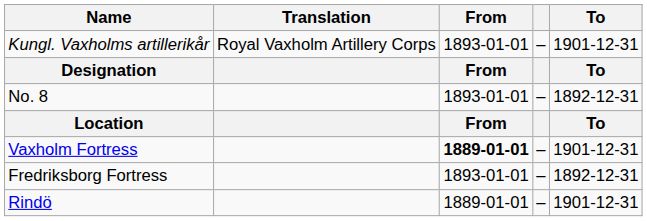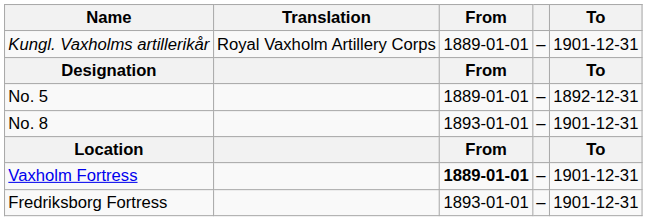(486, 44) 1893-01-01 -> (486, 44) 1889-01-01
+ row: (28, 96)
(596, 96) 1892-12-31 -> (596, 123) 1901-12-31
(596, 176) 1892-12-31 -> (596, 202) 1901-12-31
- row: (30, 202)
